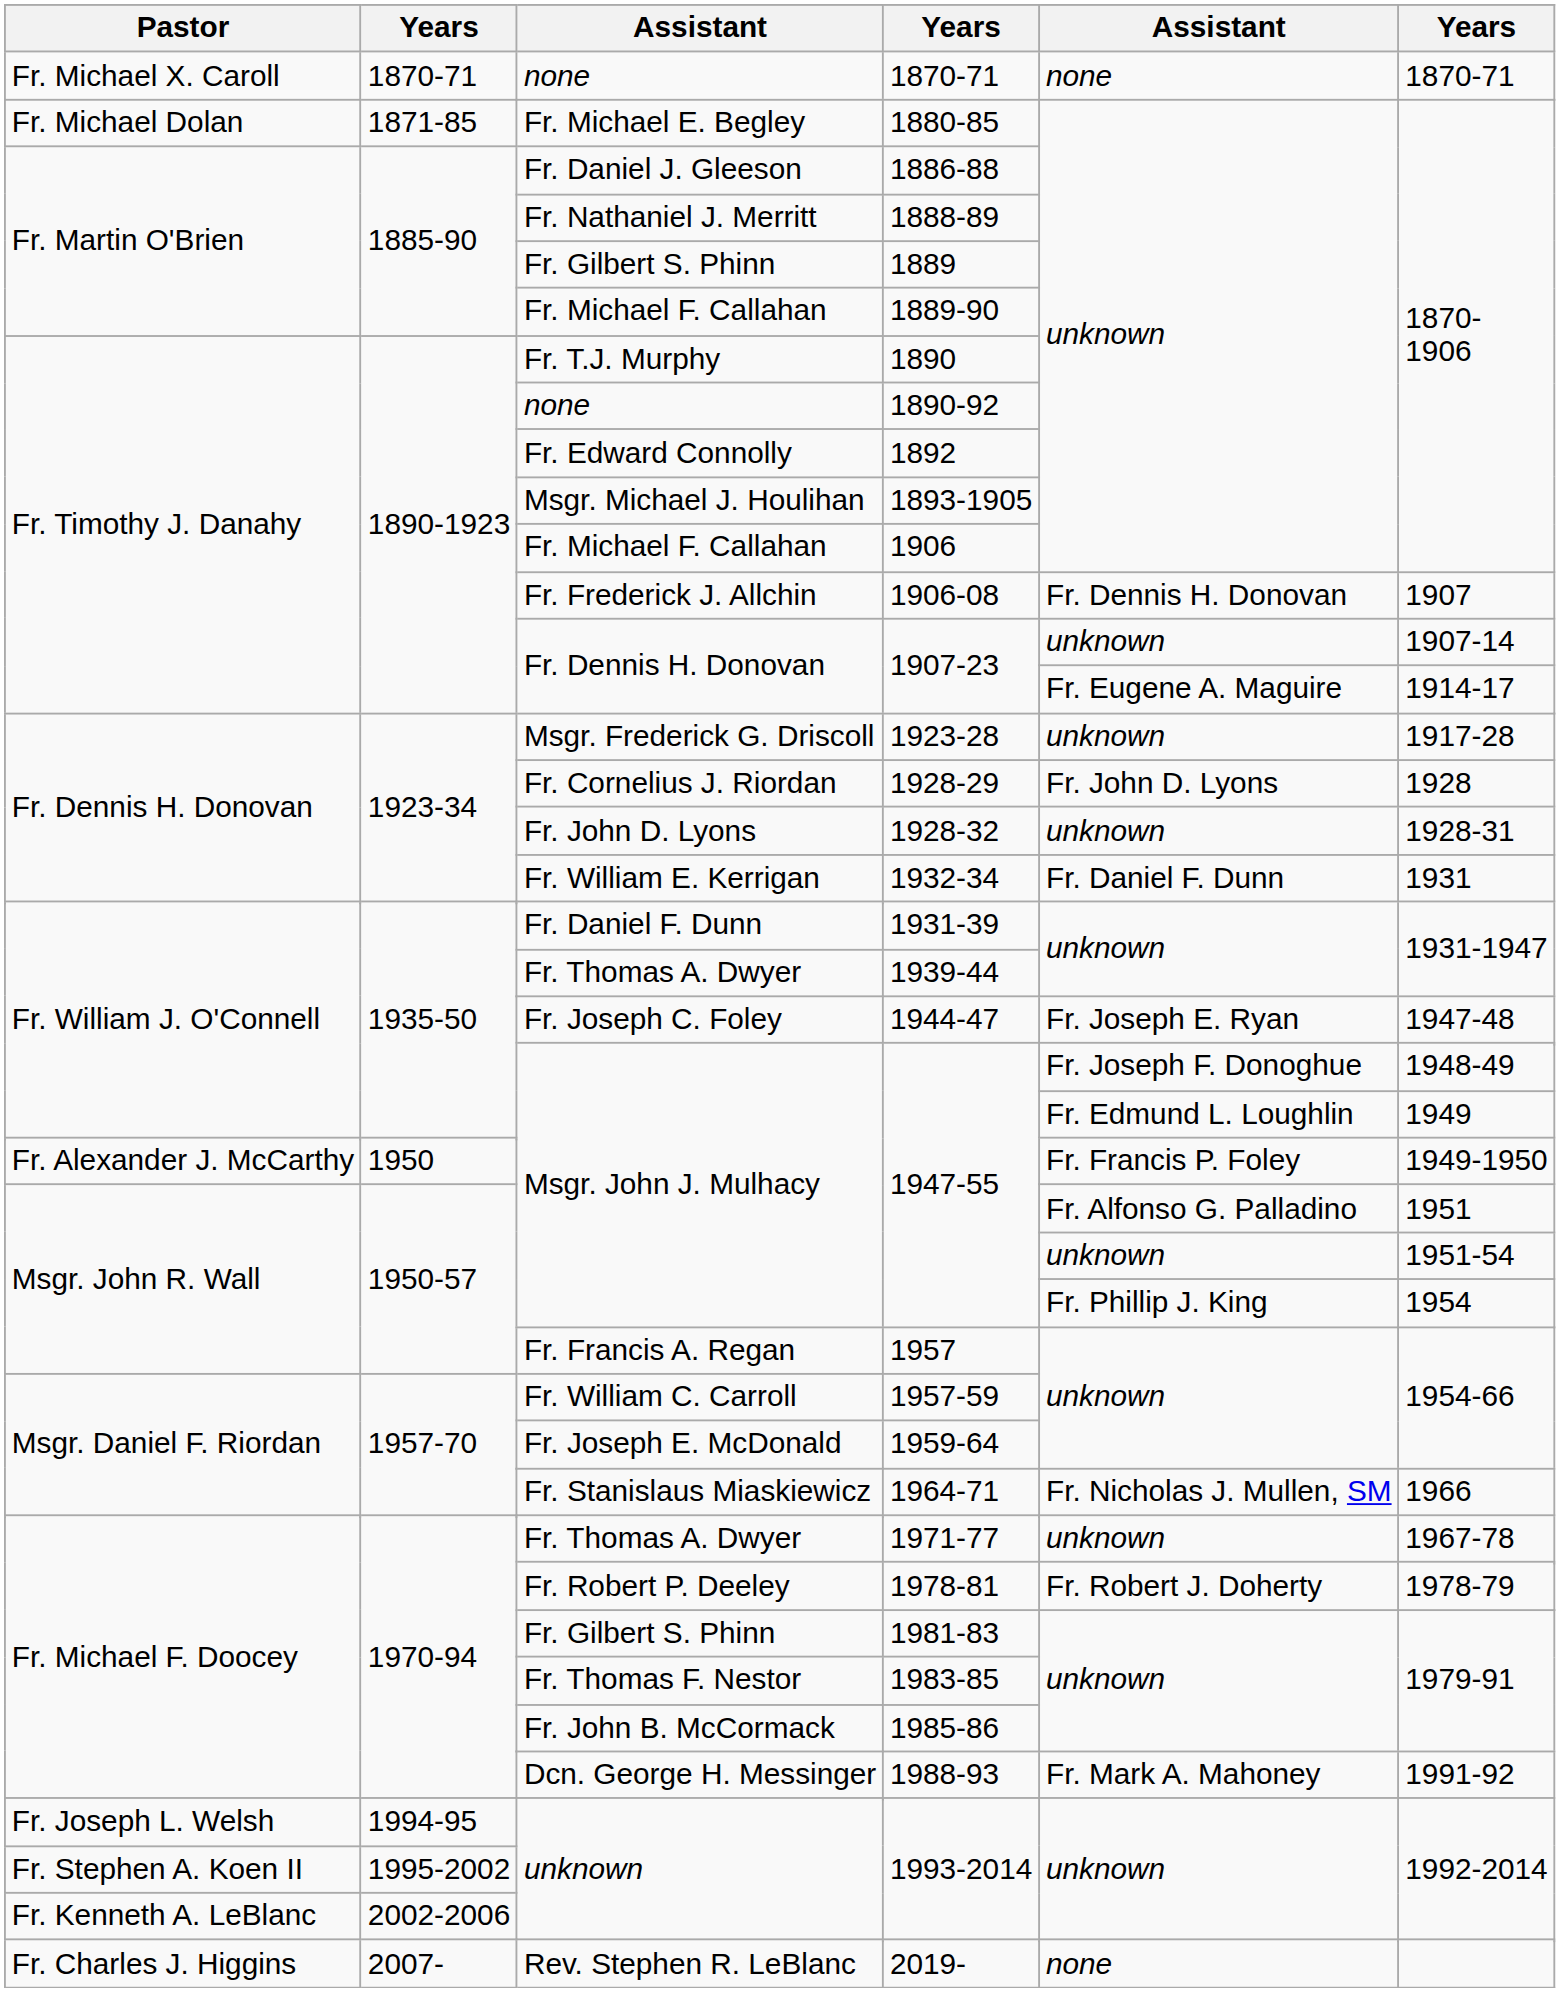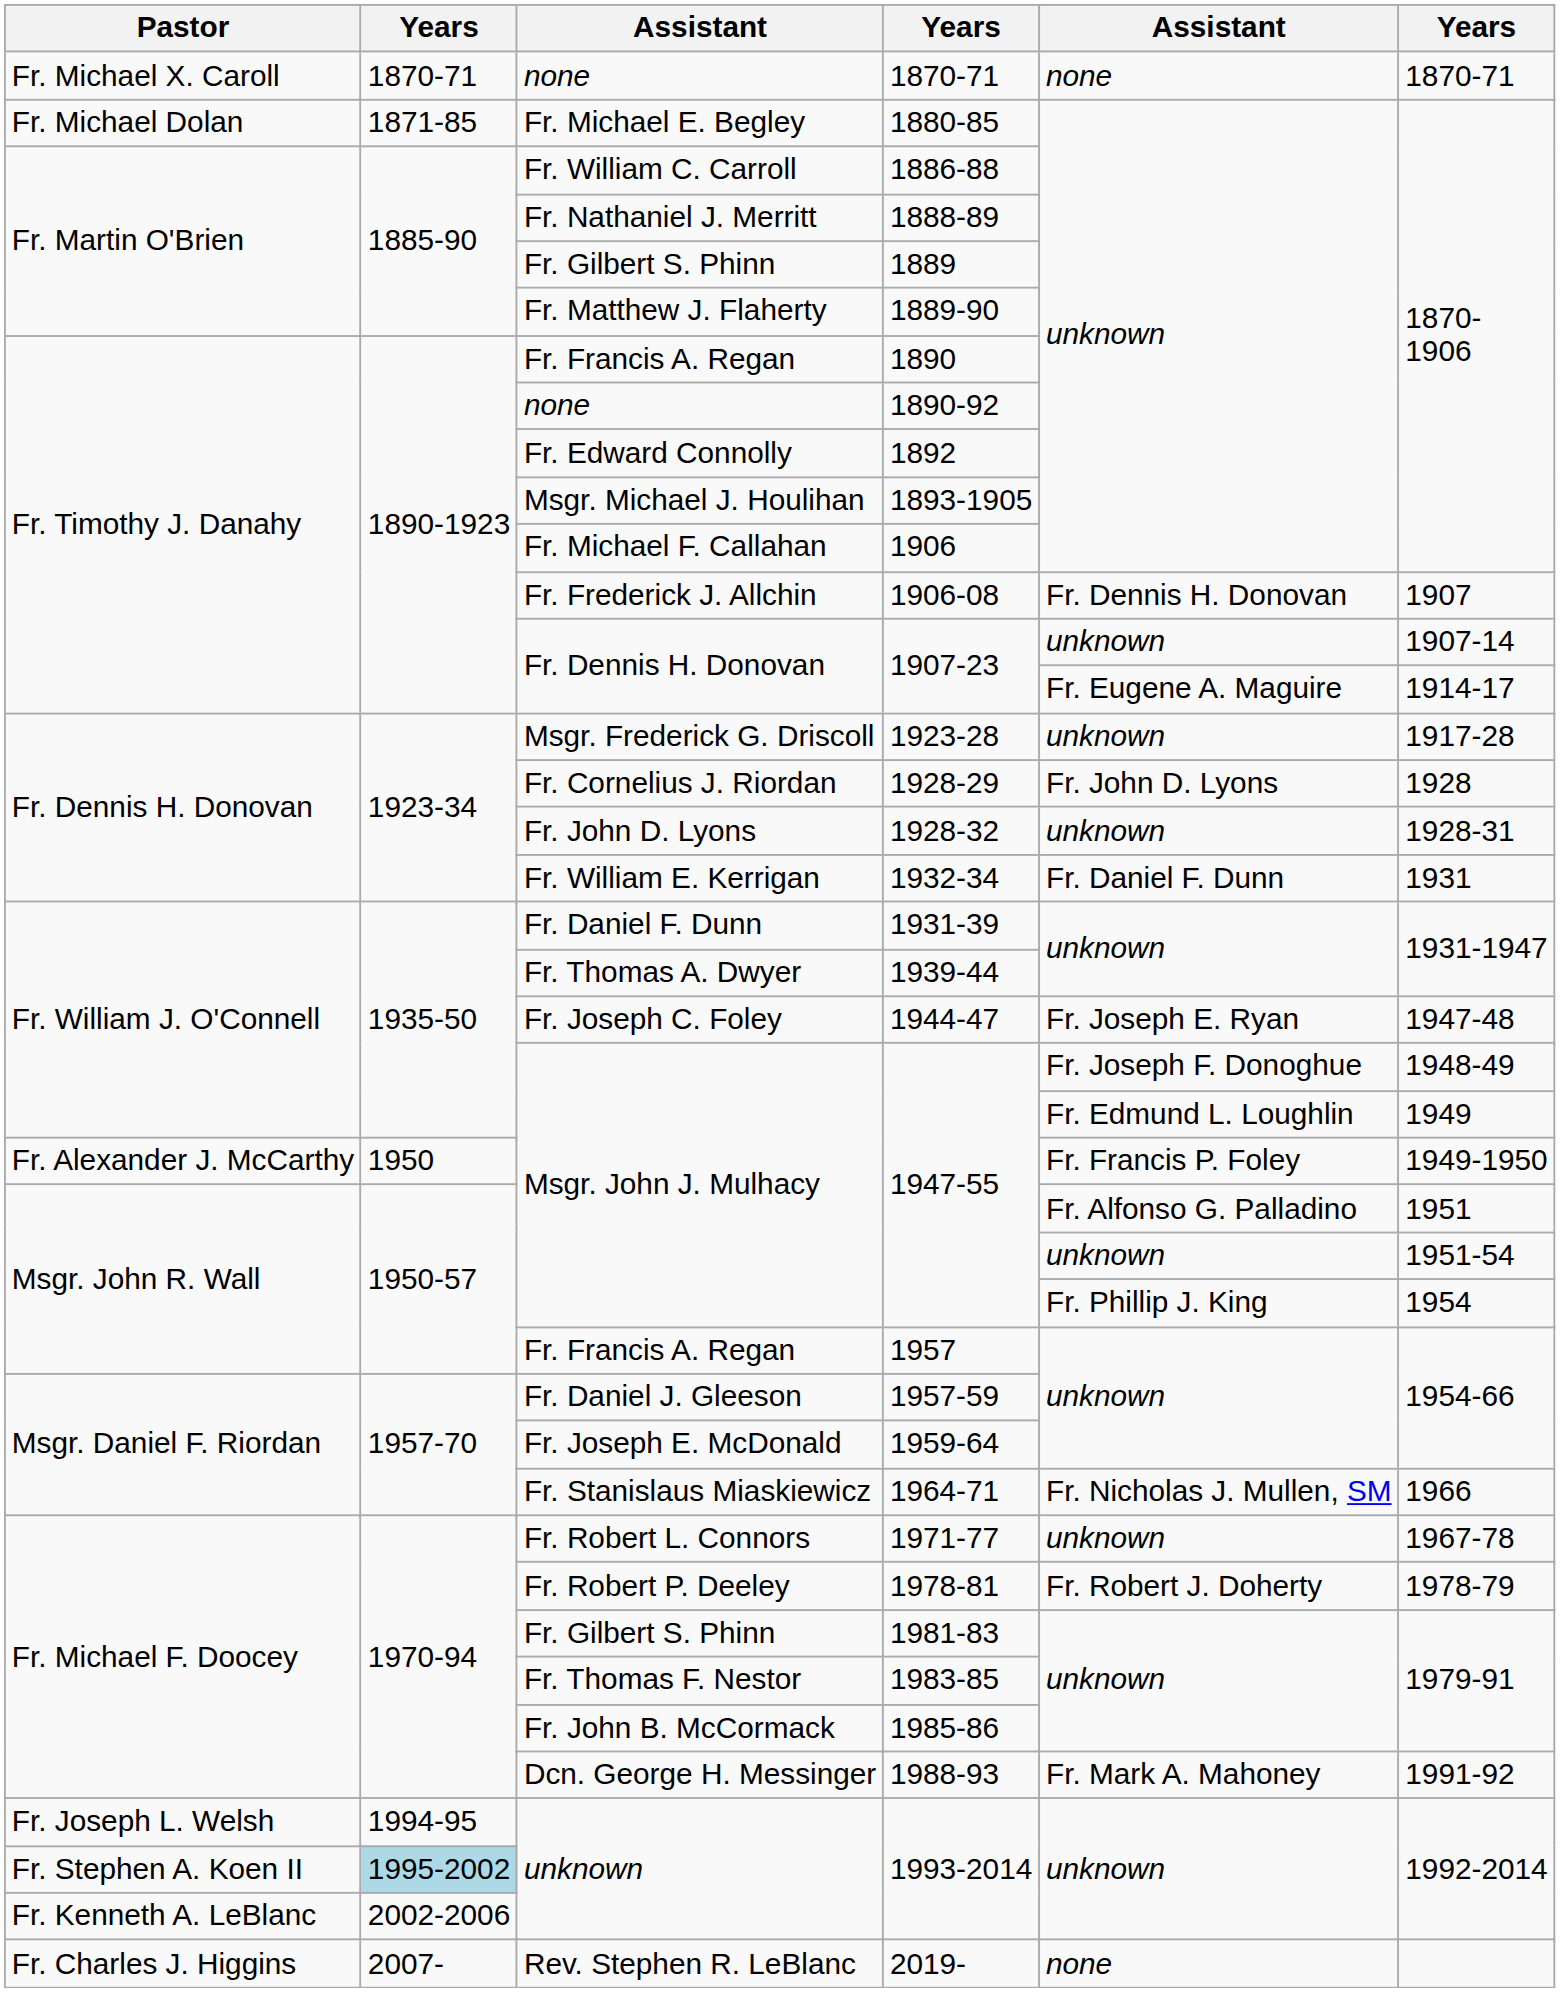(663, 169) Fr. Daniel J. Gleeson -> (660, 169) Fr. William C. Carroll
(675, 311) Fr. Michael F. Callahan -> (675, 311) Fr. Matthew J. Flaherty
(622, 358) Fr. T.J. Murphy -> (660, 358) Fr. Francis A. Regan
(660, 1396) Fr. William C. Carroll -> (663, 1396) Fr. Daniel J. Gleeson
(663, 1538) Fr. Thomas A. Dwyer -> (667, 1538) Fr. Robert L. Connors
(439, 1868) no background -> (439, 1868) lightblue background
